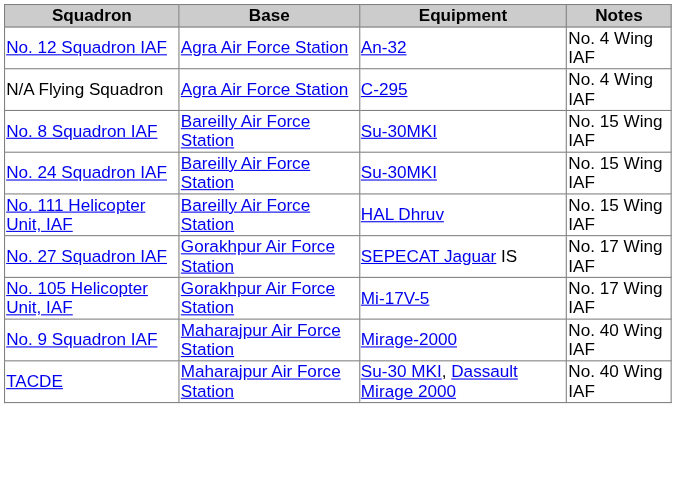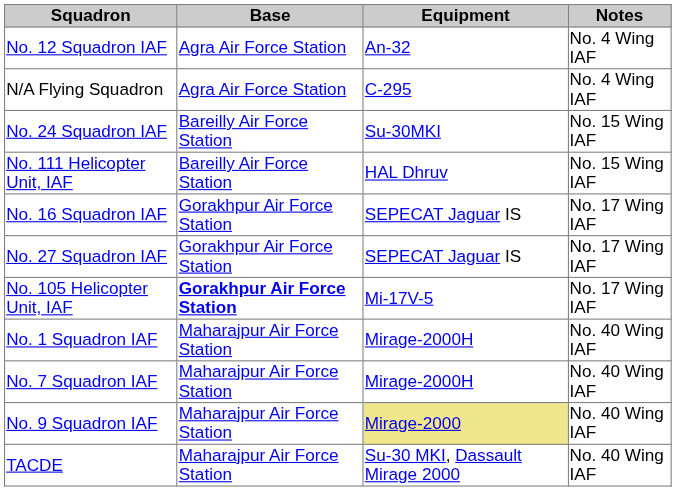- row: (82, 131)
+ row: (87, 214)
(258, 298) normal -> (262, 298) bold
+ row: (82, 339)
+ row: (82, 381)
(409, 339) no background -> (413, 423) khaki background
